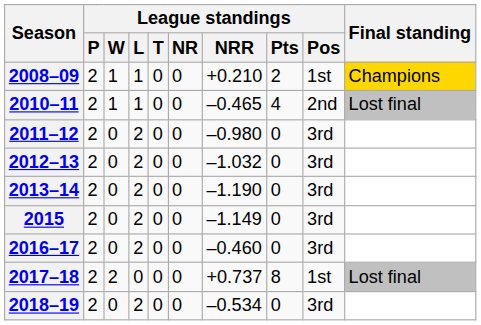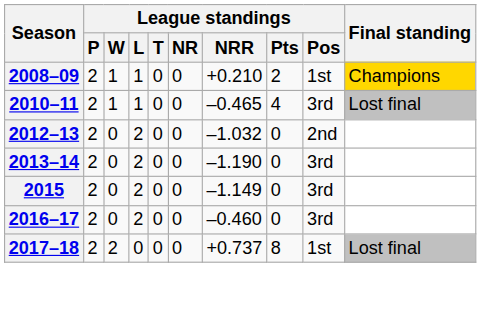(322, 104) 2nd -> (320, 104) 3rd
- row: (44, 133)
(320, 162) 3rd -> (322, 133) 2nd
- row: (44, 305)
